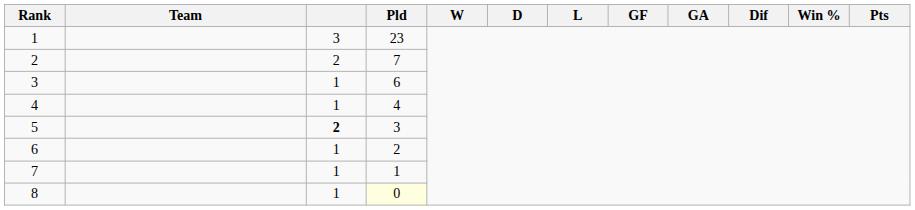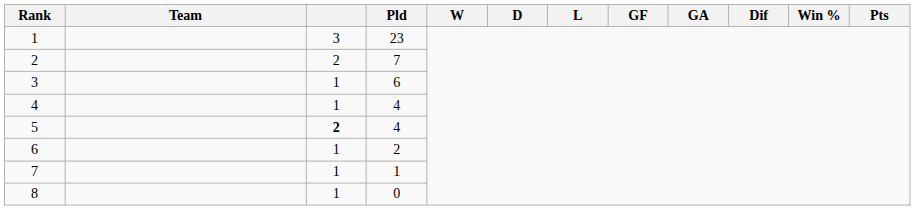(397, 127) 3 -> (397, 127) 4
(397, 194) lightyellow background -> (397, 194) no background
